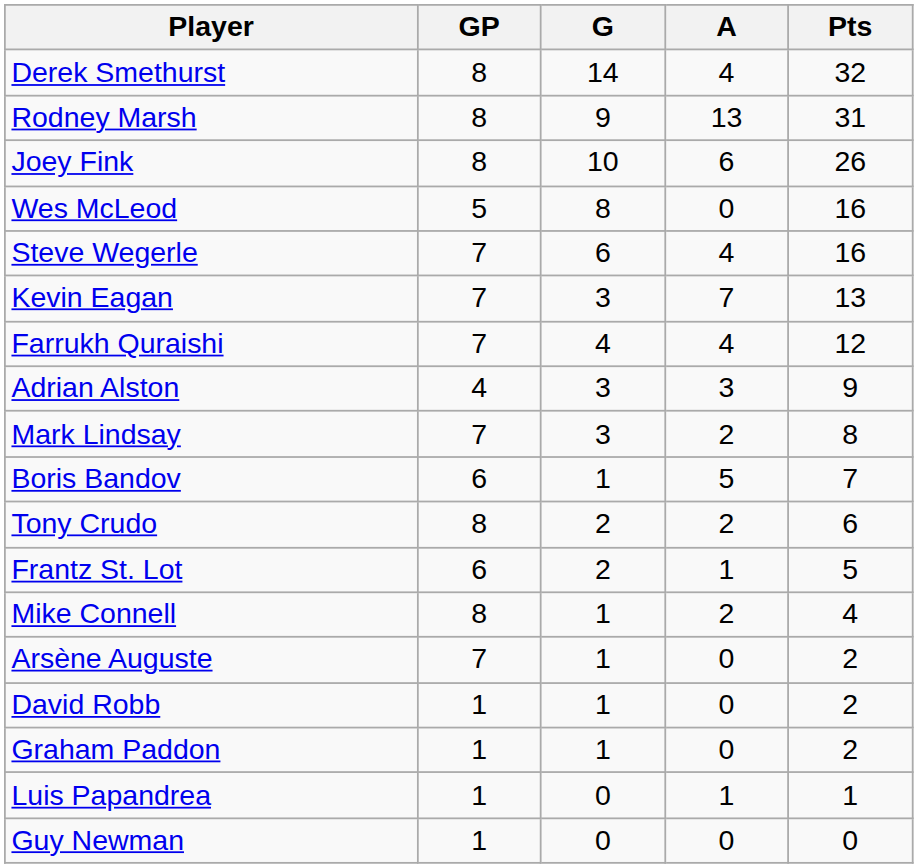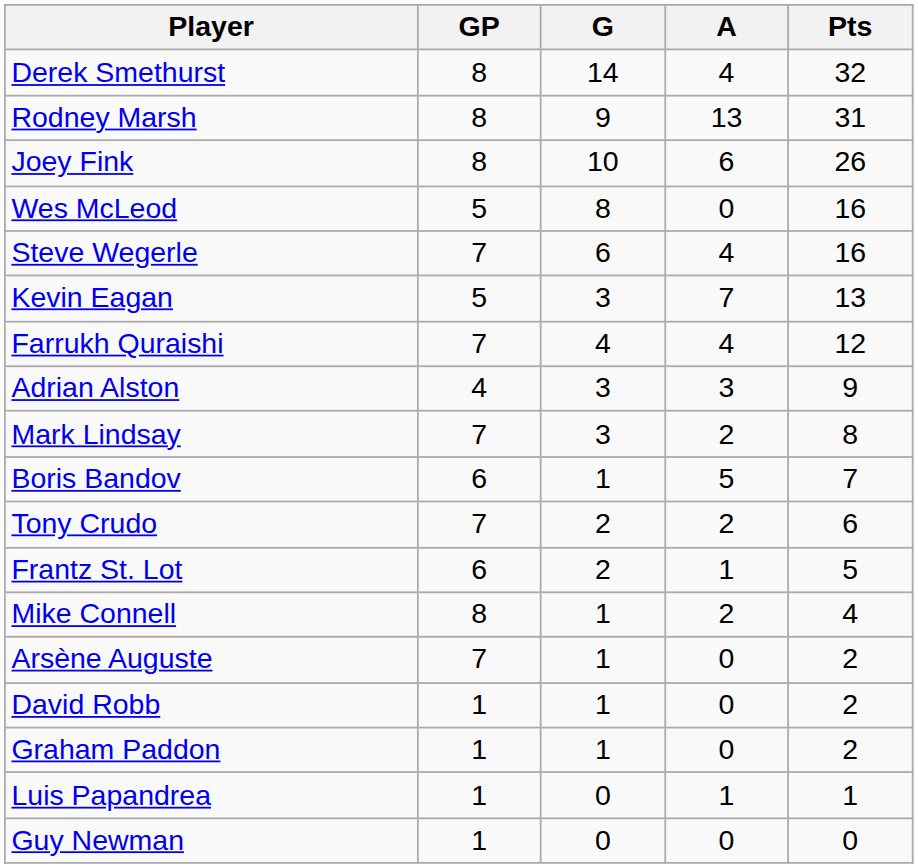(479, 298) 7 -> (479, 298) 5
(479, 523) 8 -> (479, 523) 7
